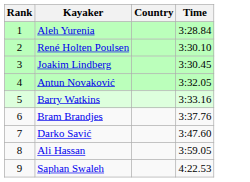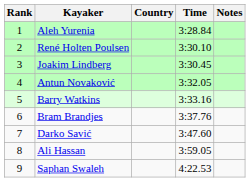+ column: (229, 13)
